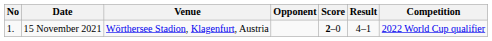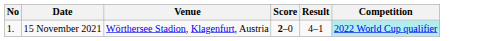- column: (295, 12)
(433, 28) no background -> (386, 28) paleturquoise background
